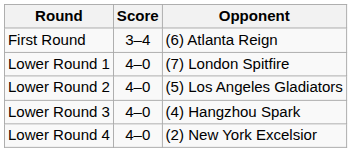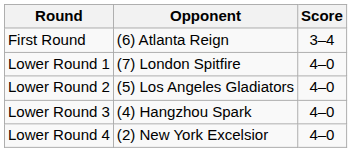columns swapped: (254, 16) <-> (138, 16)
